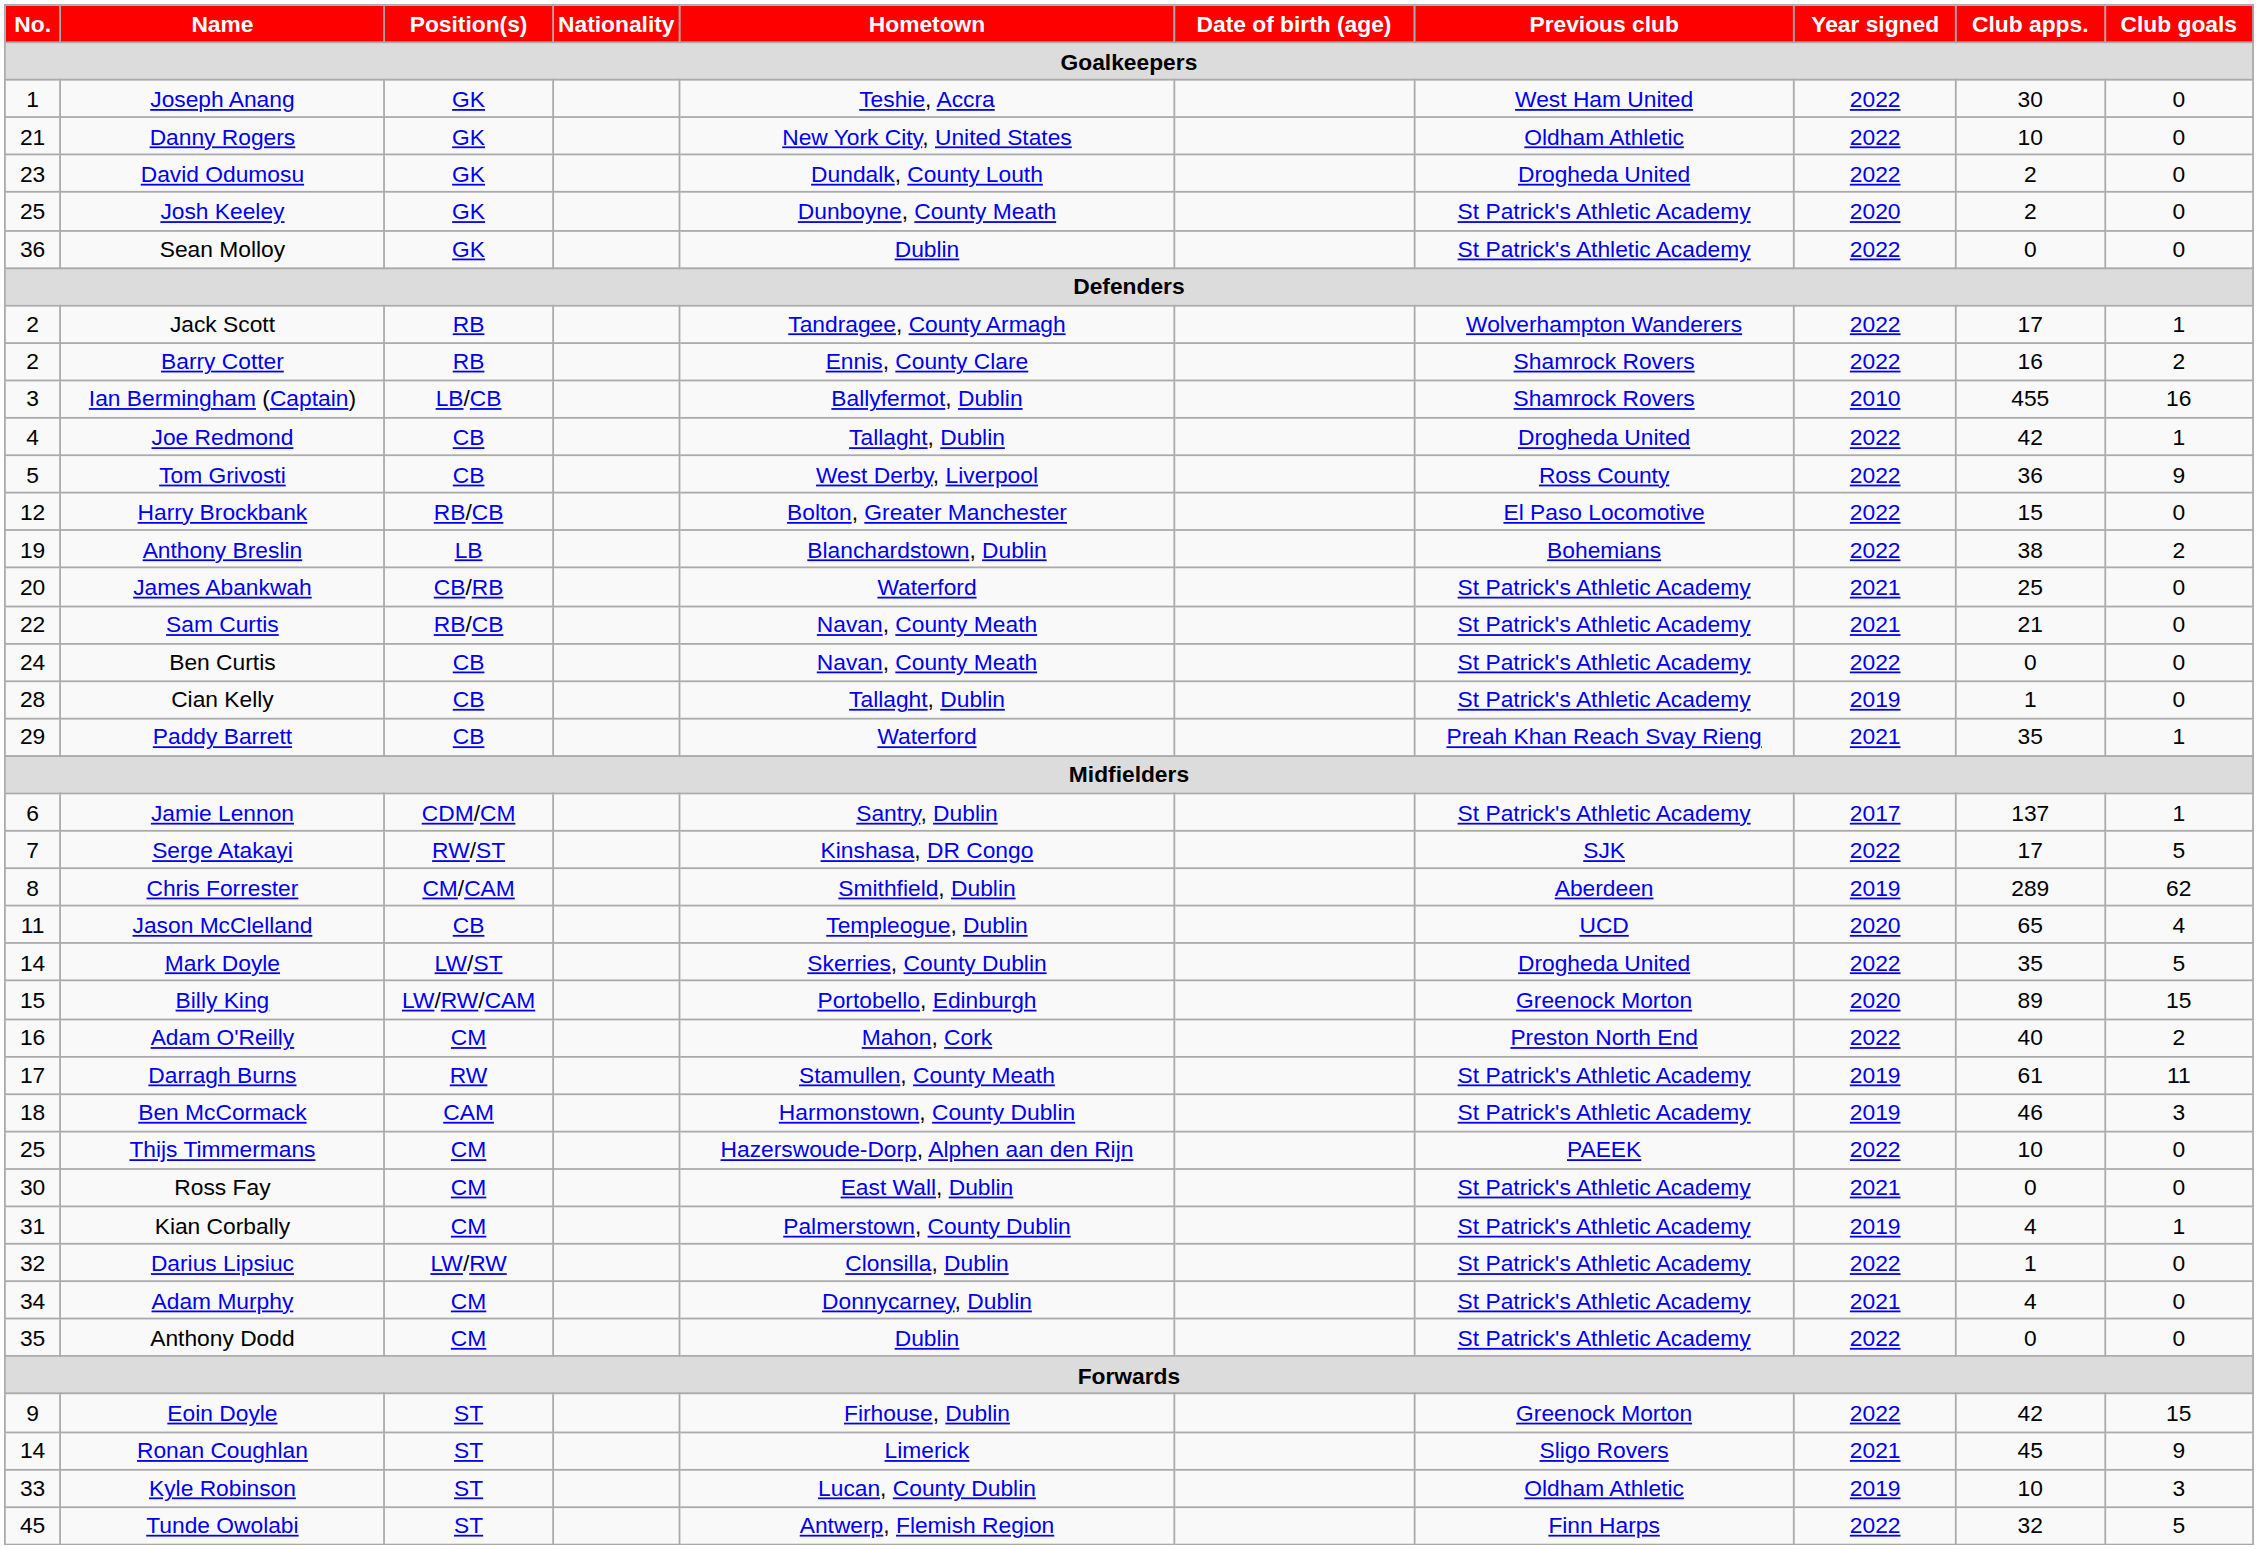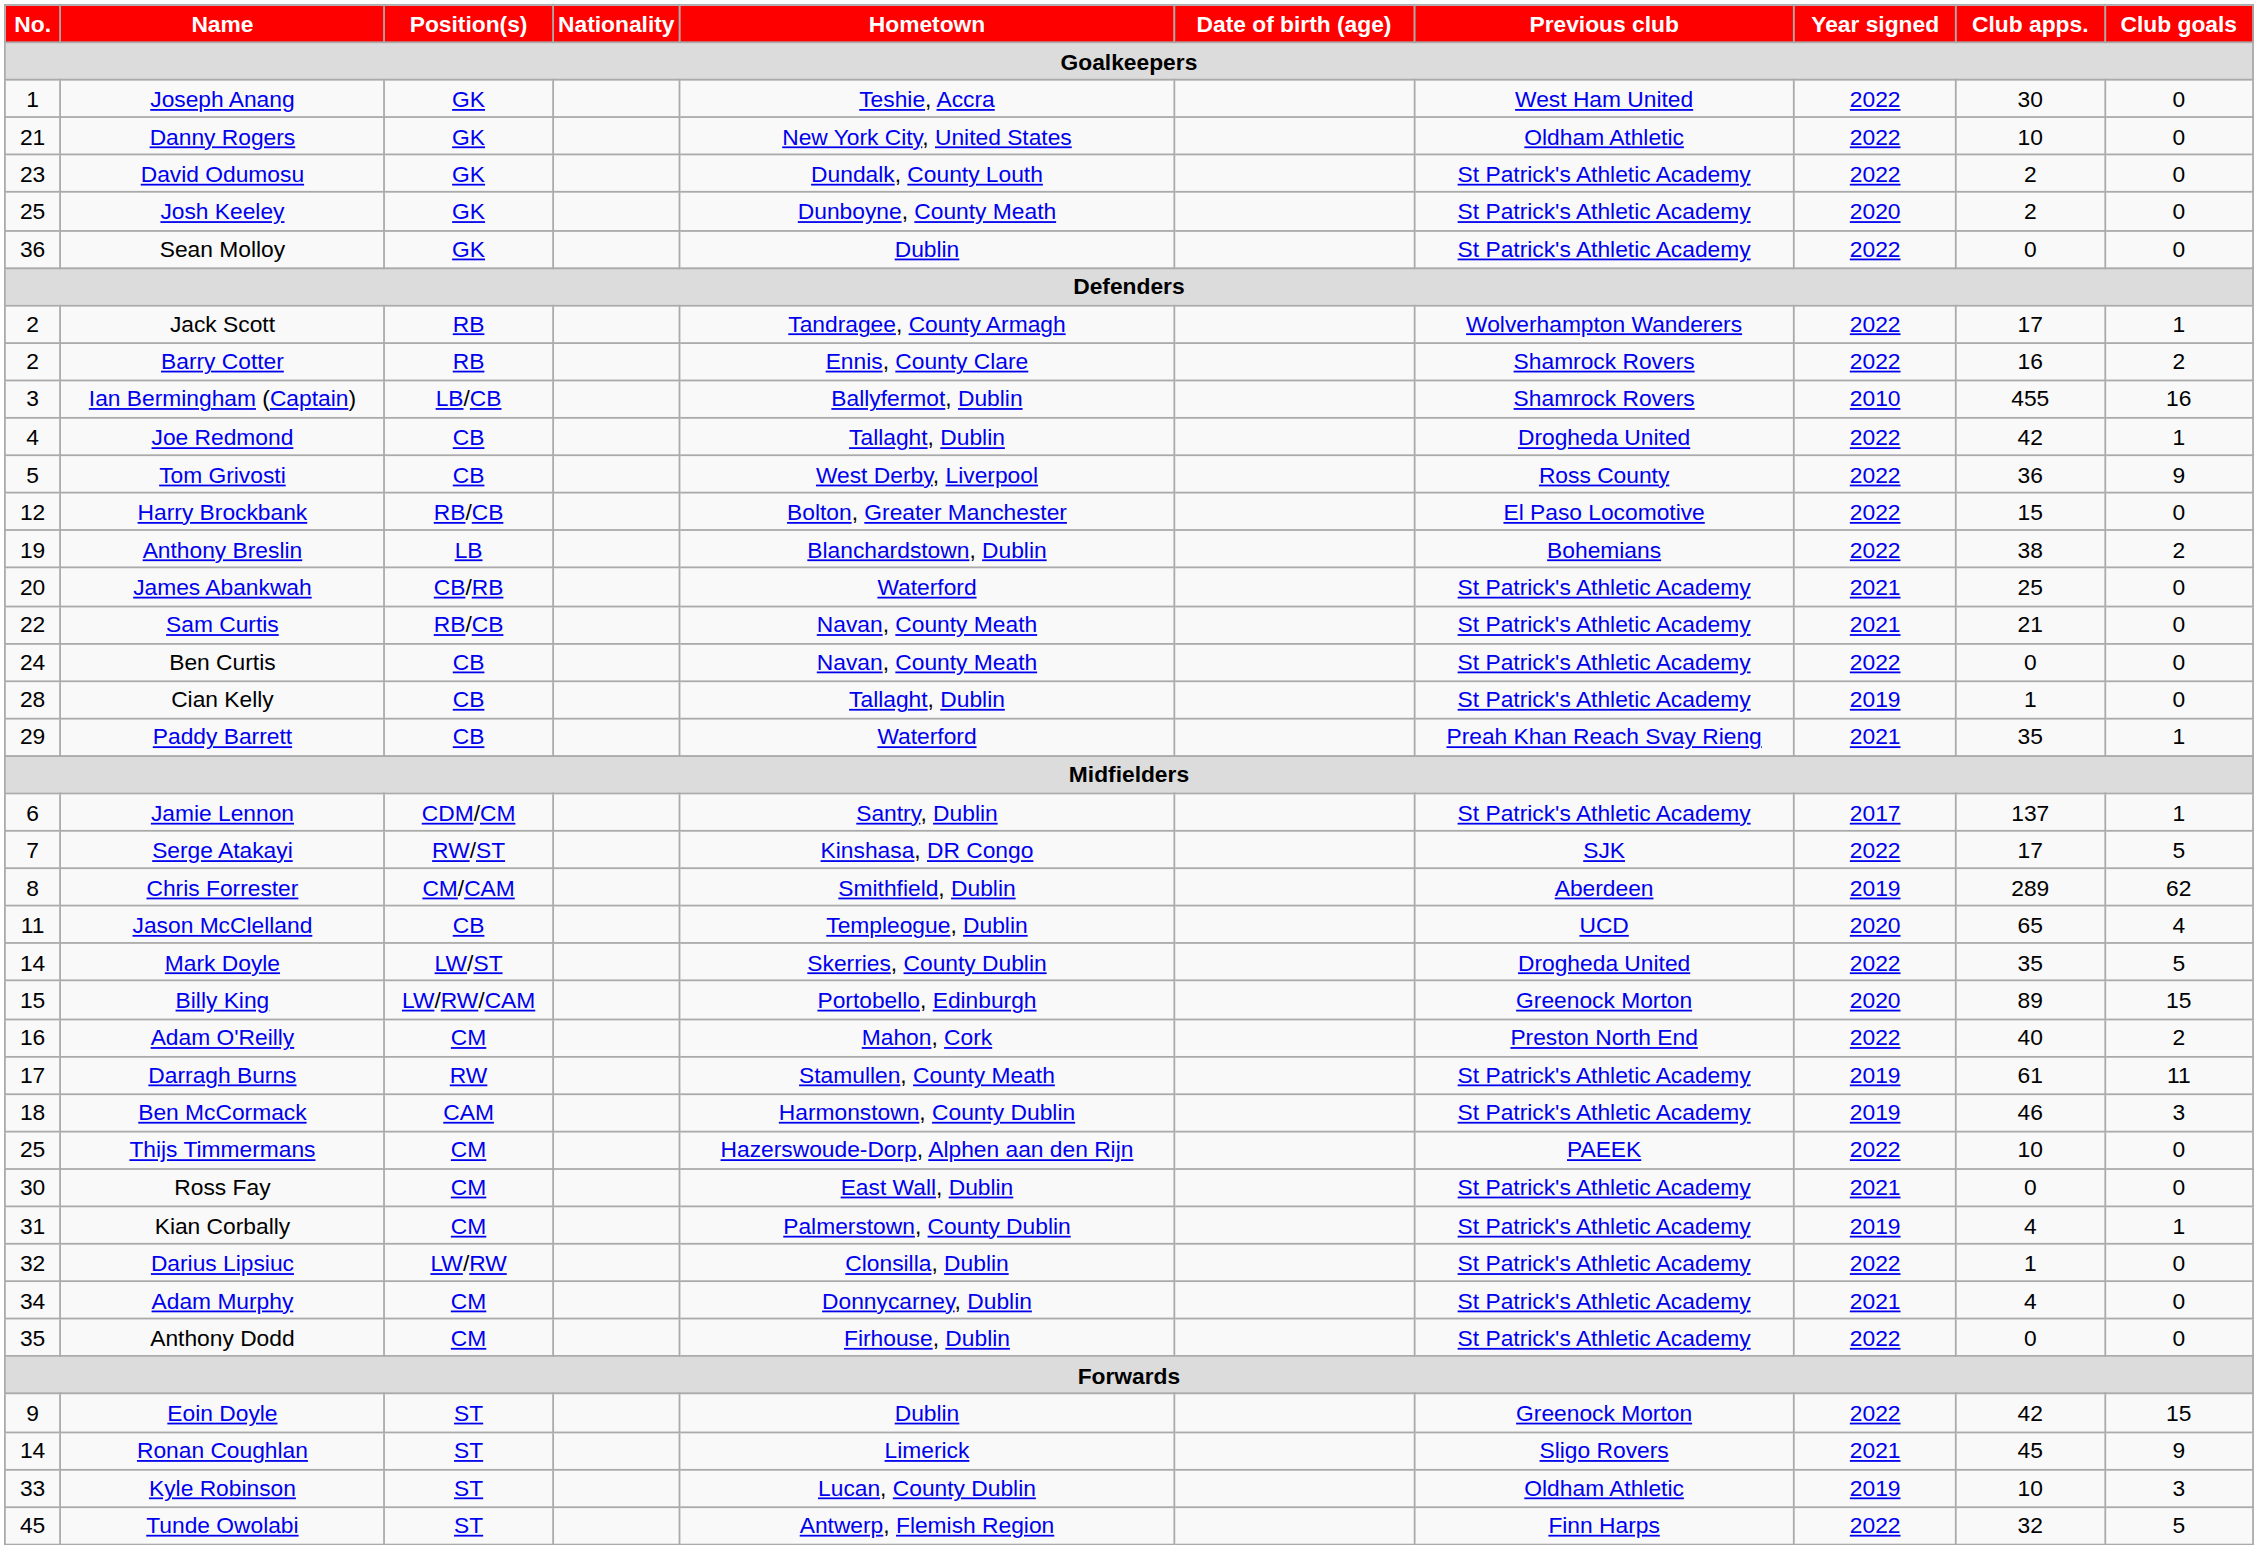(1604, 174) Drogheda United -> (1604, 174) St Patrick's Athletic Academy
(927, 1338) Dublin -> (927, 1338) Firhouse, Dublin
(927, 1413) Firhouse, Dublin -> (927, 1413) Dublin
